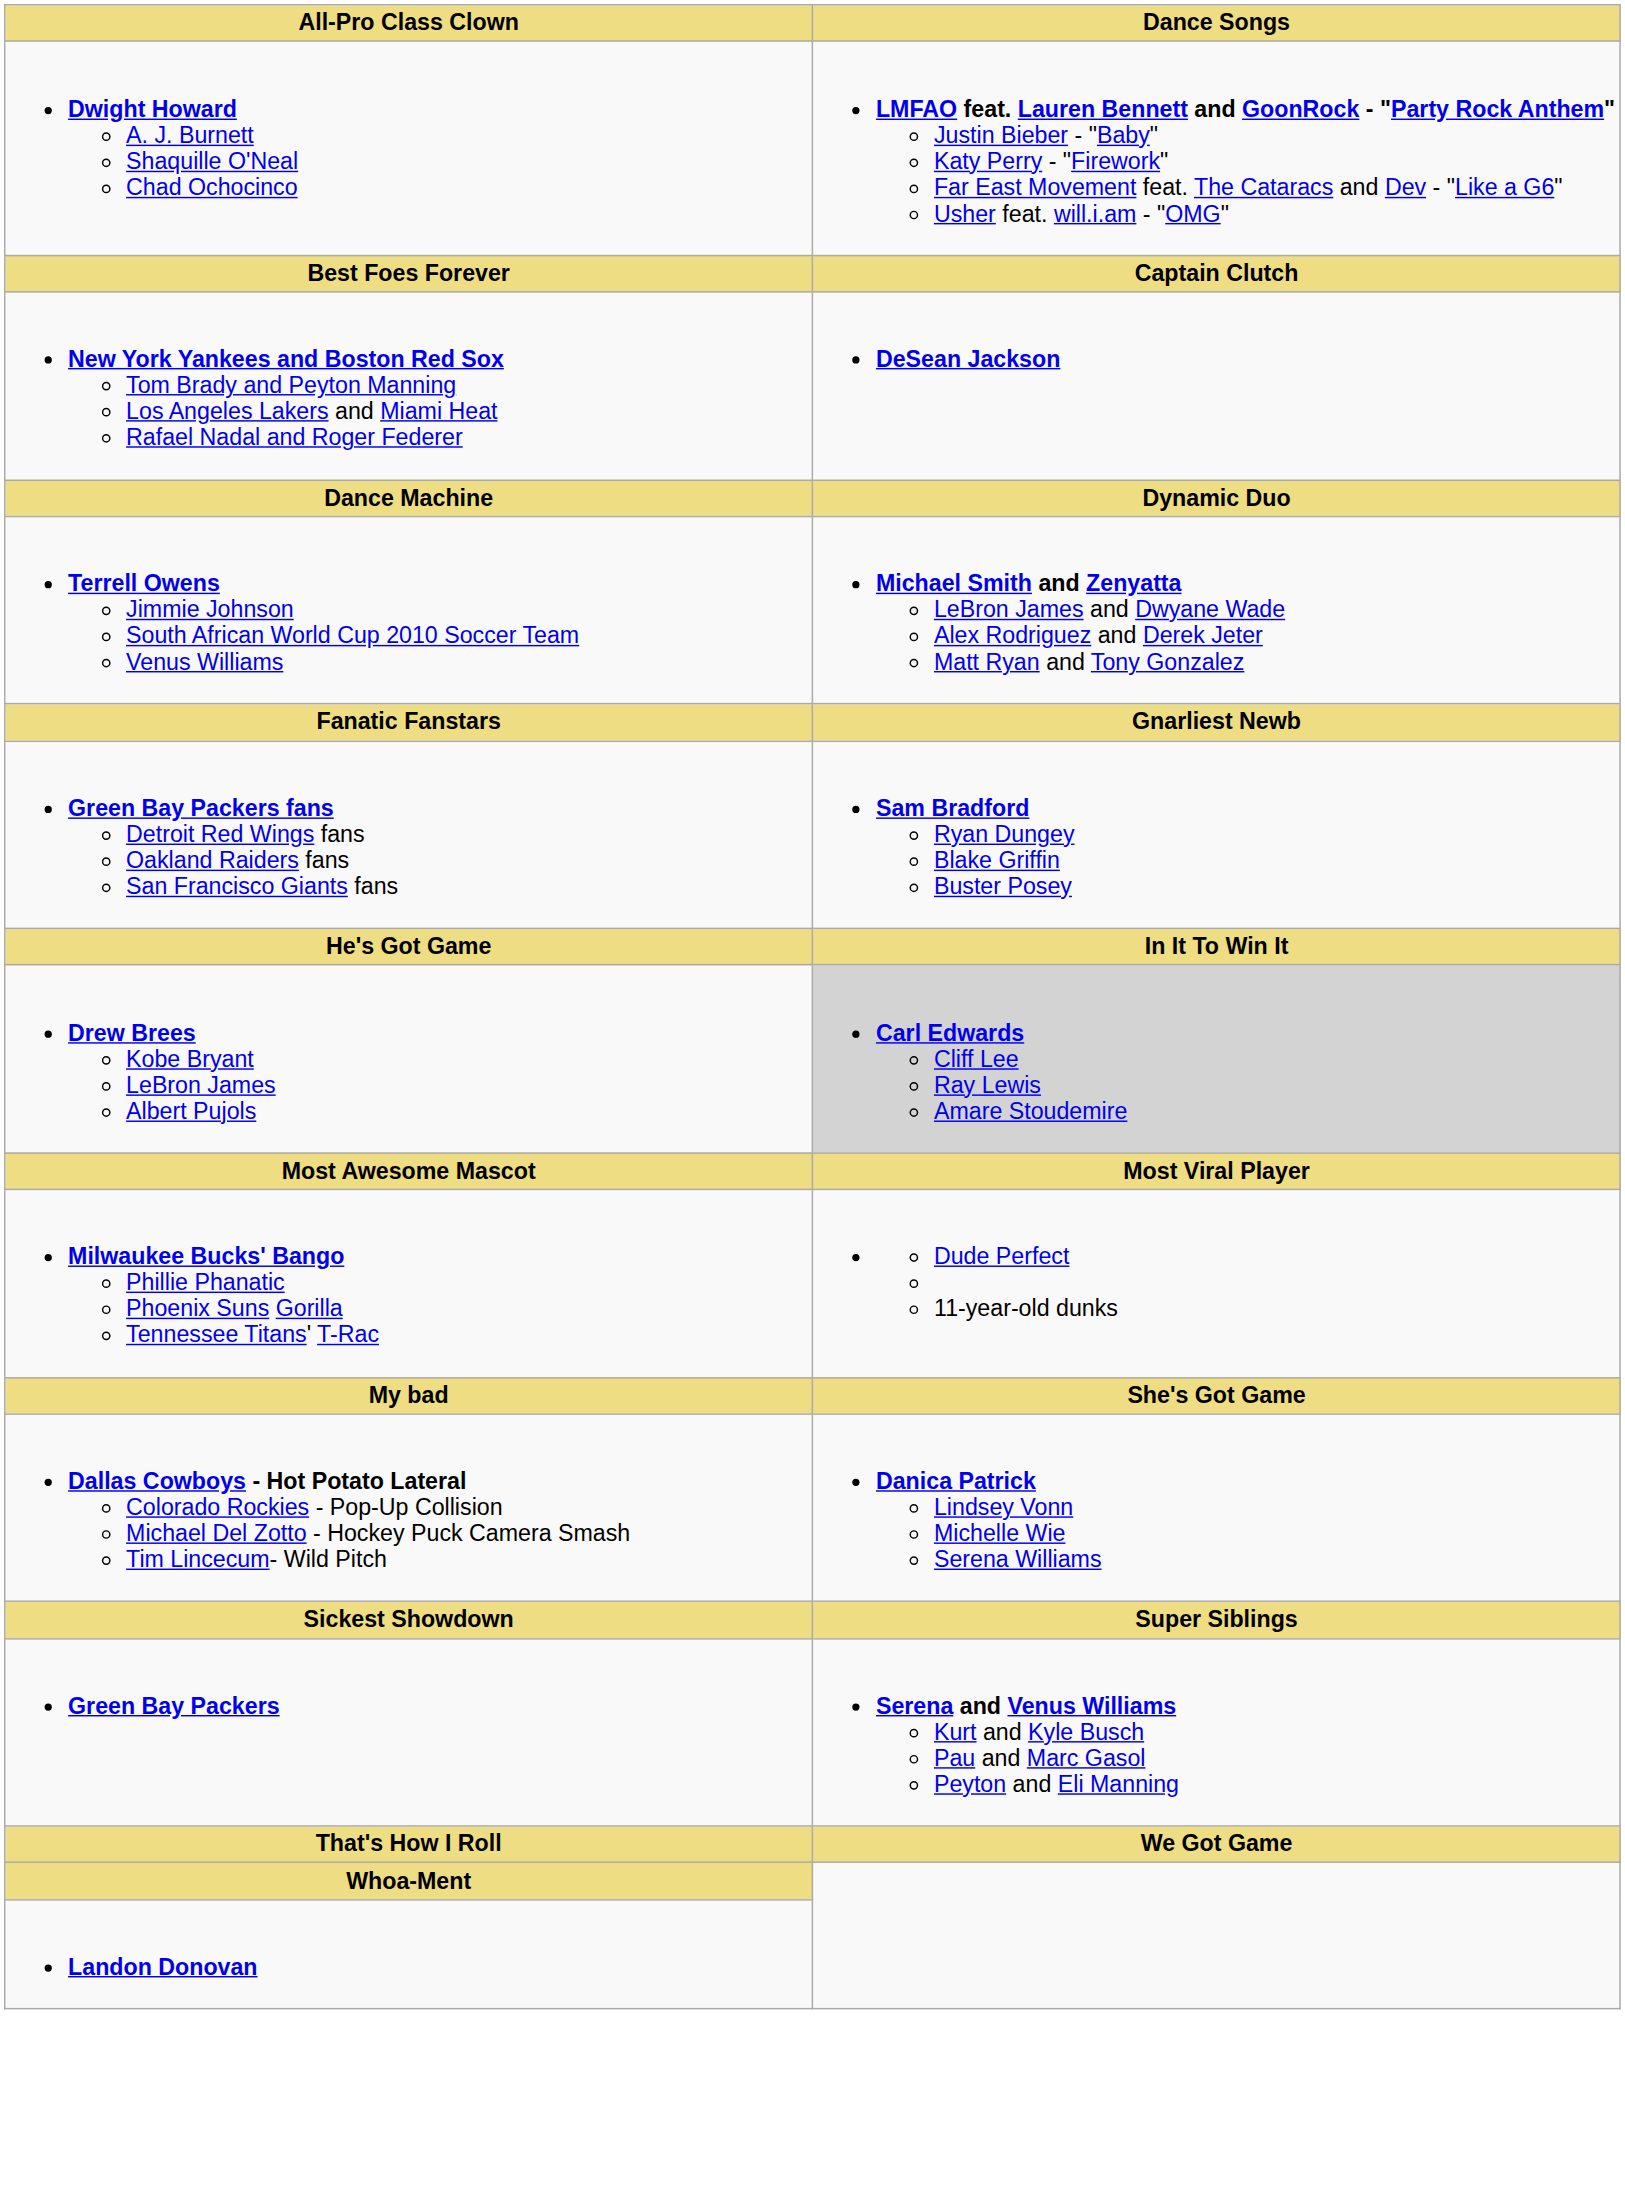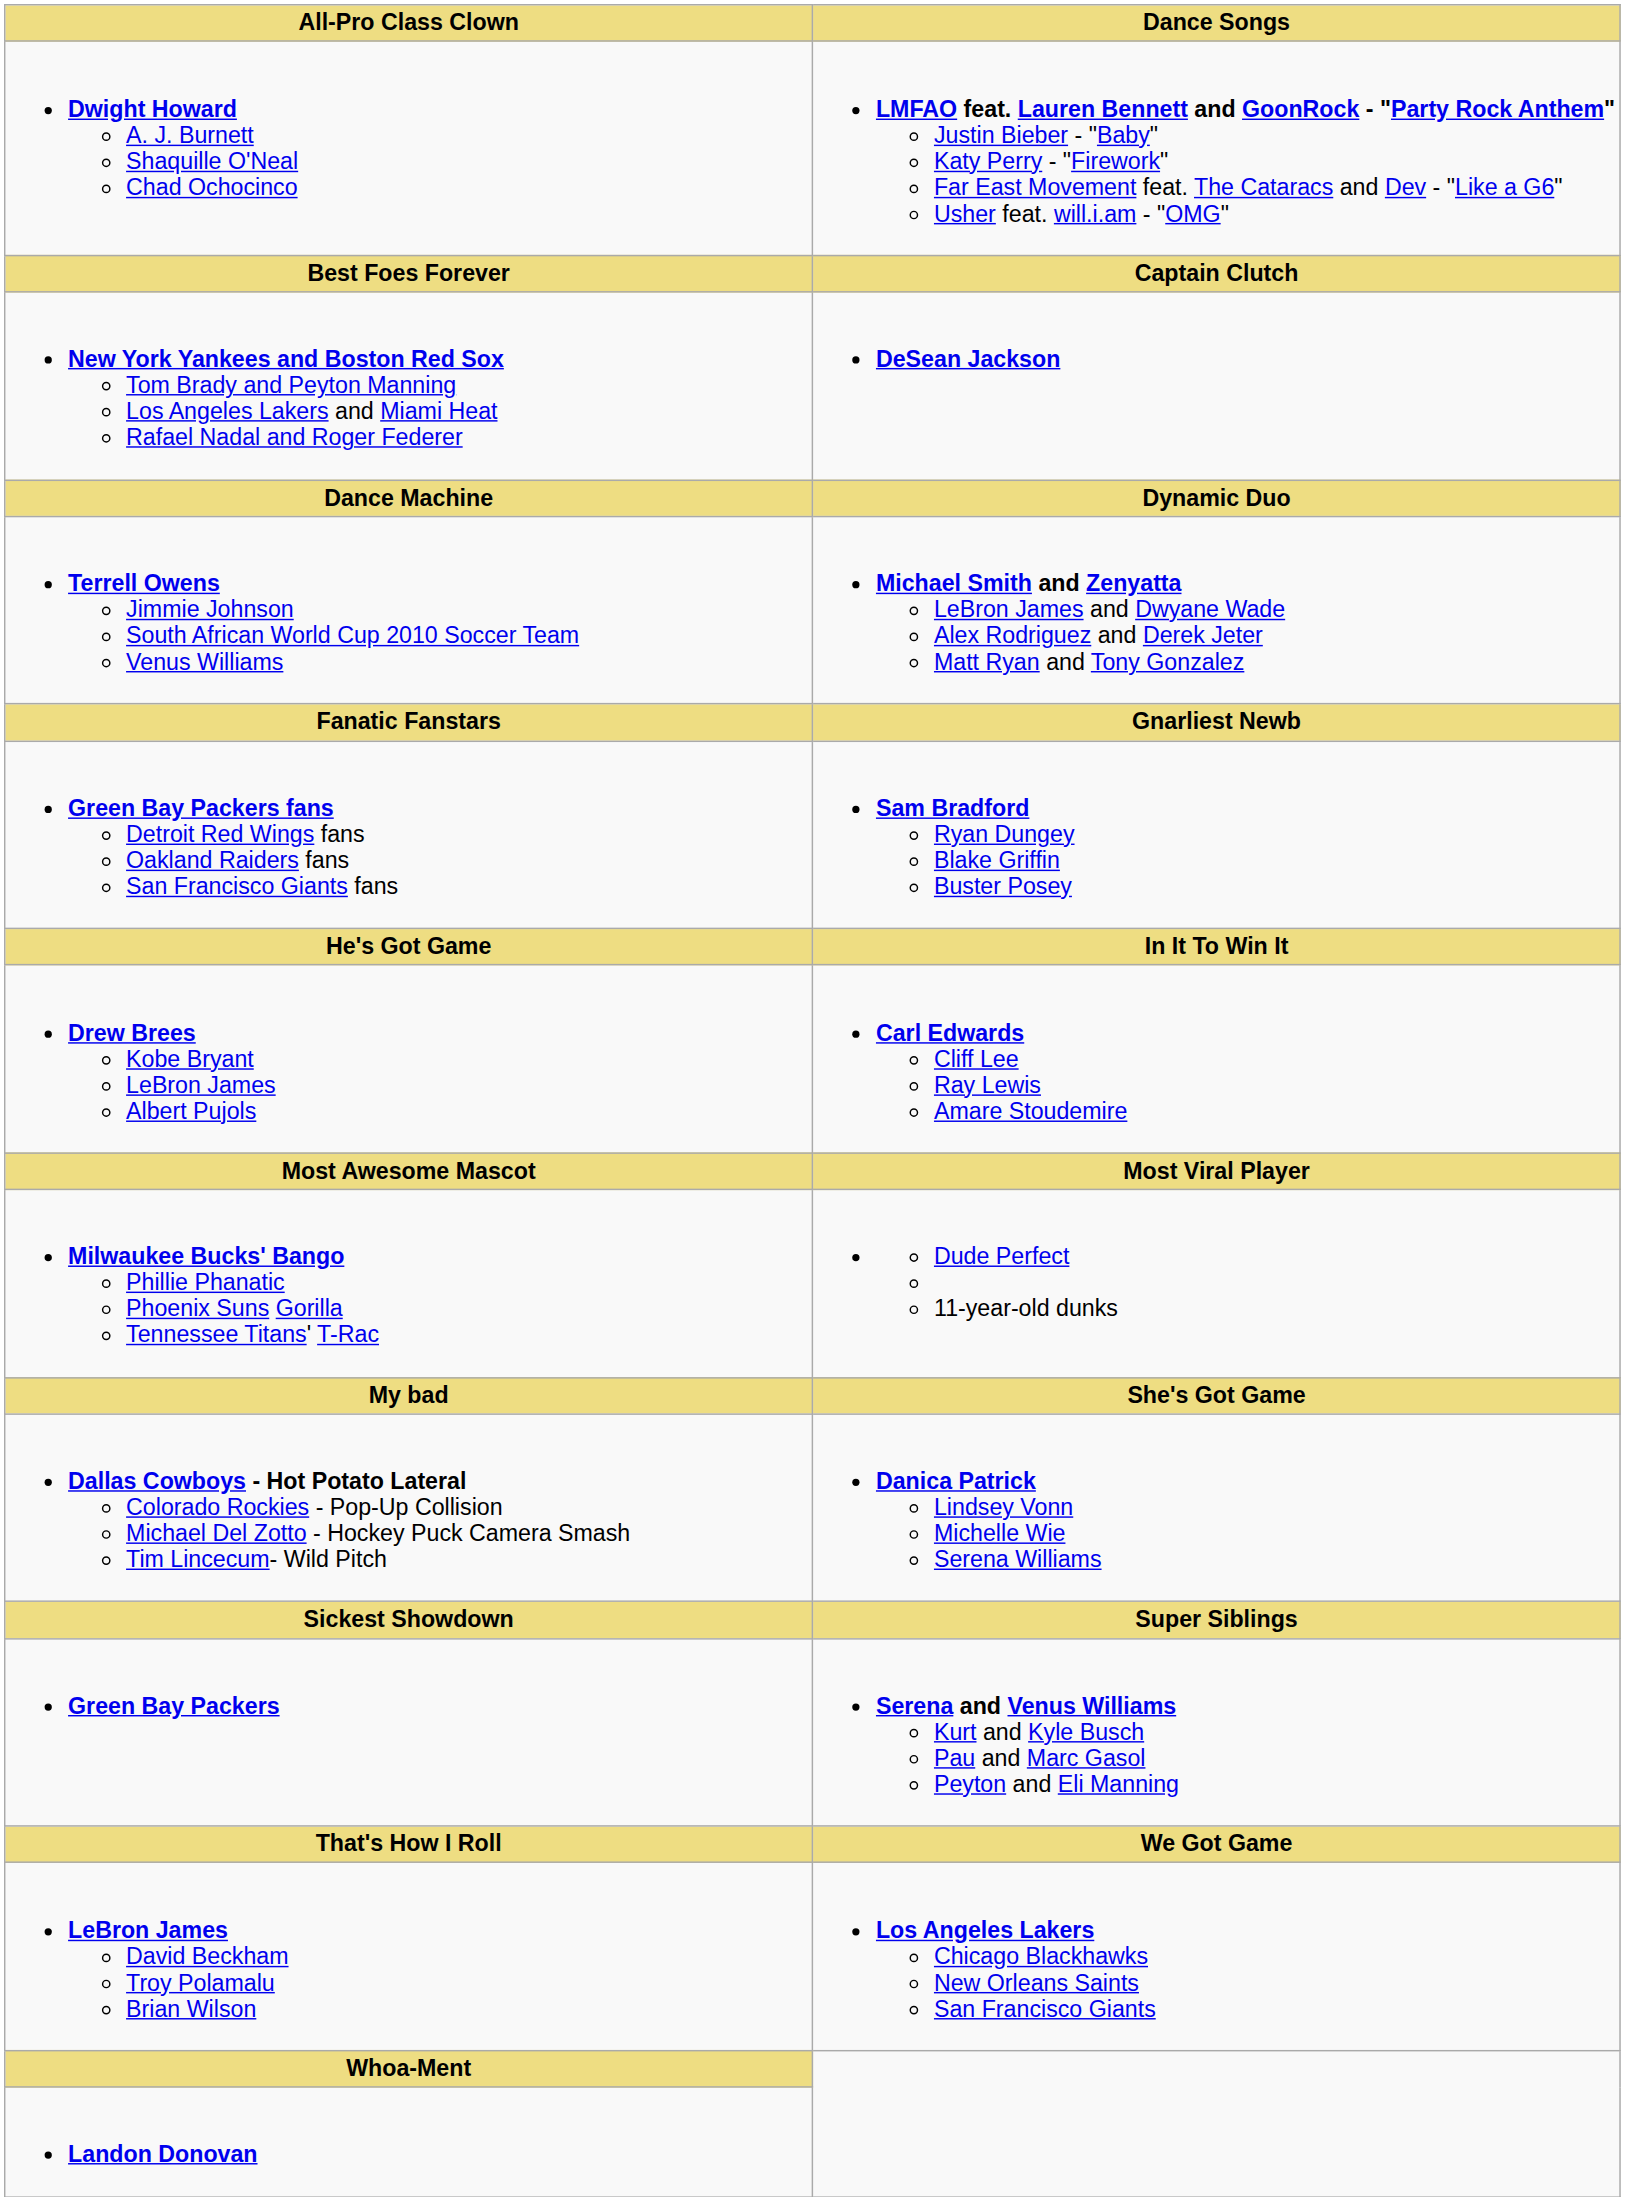(1217, 1072) lightgrey background -> (1217, 1072) no background
+ row: (409, 1970)
